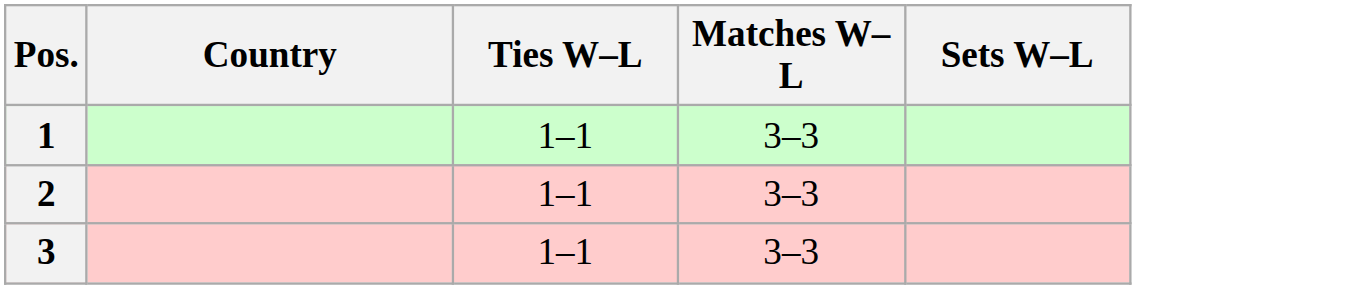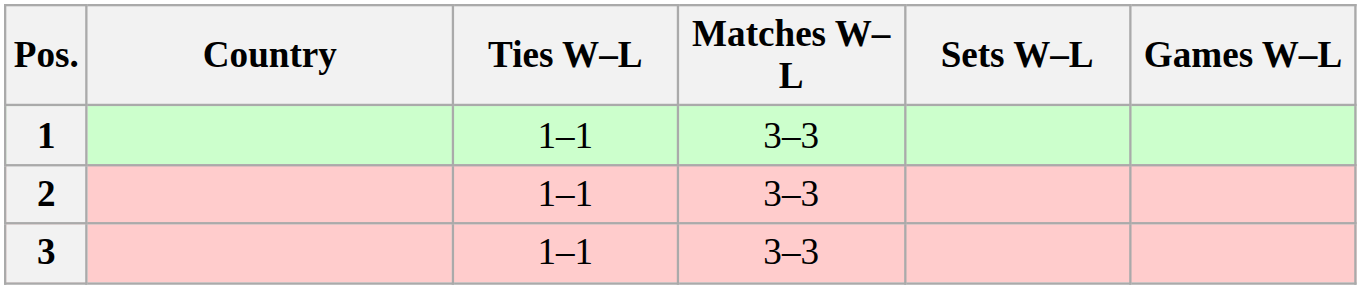+ column: (1243, 54)
